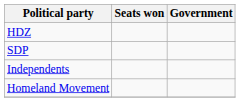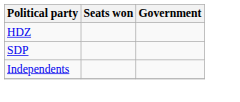- row: (58, 87)
